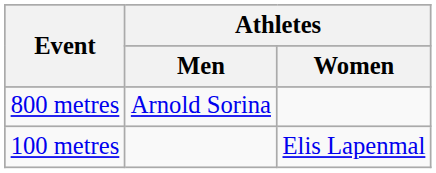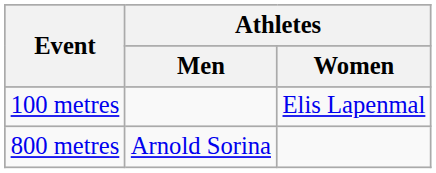rows swapped: (65, 147) <-> (65, 106)
